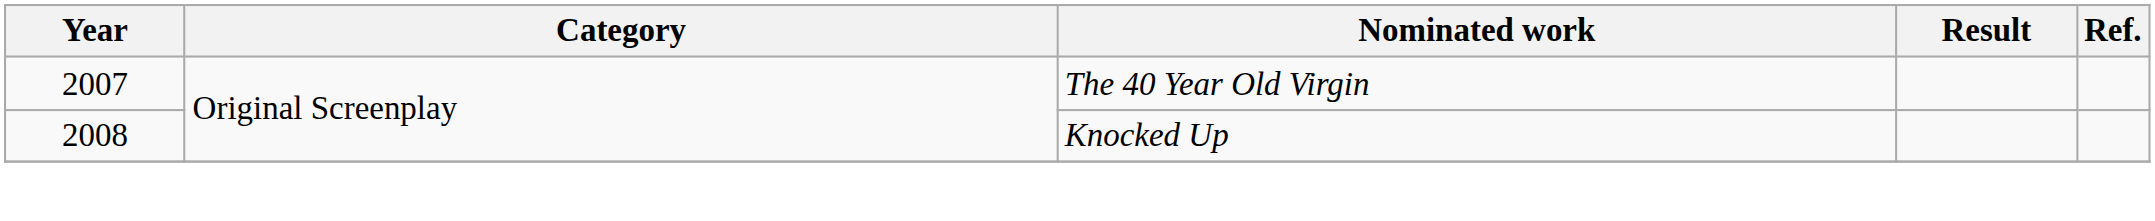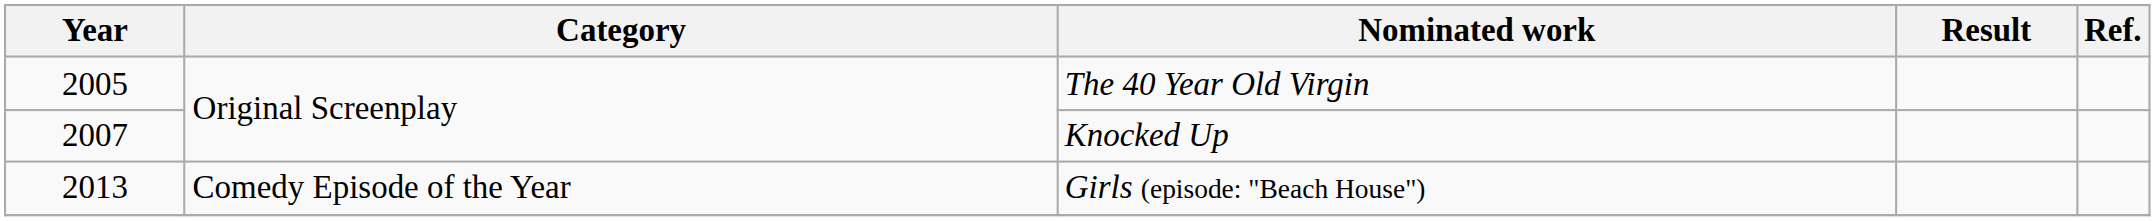(95, 82) 2007 -> (95, 82) 2005
(95, 135) 2008 -> (95, 135) 2007
+ row: (1245, 187)
